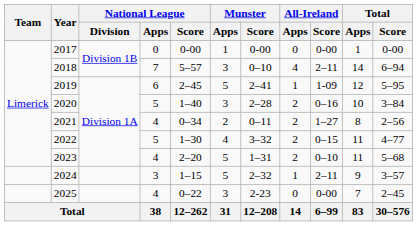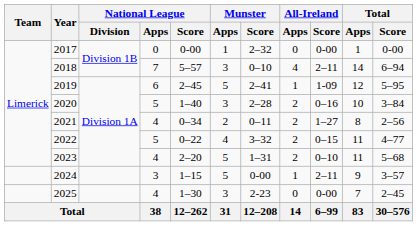(260, 49) 0-00 -> (260, 49) 2–32
(190, 139) 1–30 -> (190, 139) 0–22
(260, 175) 2–32 -> (260, 175) 0-00
(190, 193) 0–22 -> (190, 193) 1–30
